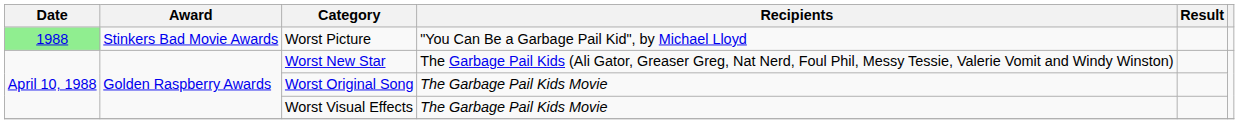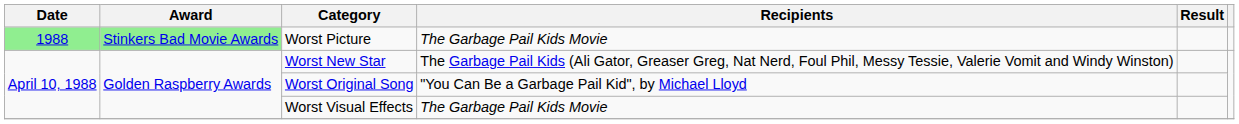(191, 38) no background -> (191, 38) lightgreen background
(583, 38) "You Can Be a Garbage Pail Kid", by Michael Lloyd -> (514, 38) The Garbage Pail Kids Movie
(514, 84) The Garbage Pail Kids Movie -> (583, 84) "You Can Be a Garbage Pail Kid", by Michael Lloyd
